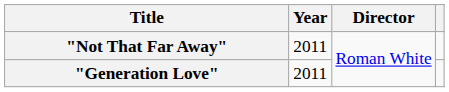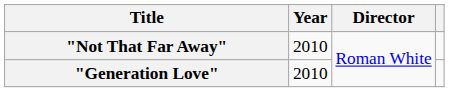(310, 45) 2011 -> (310, 45) 2010
(310, 73) 2011 -> (310, 73) 2010
